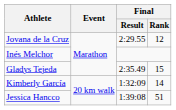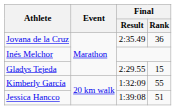(132, 40) 2:29.55 -> (132, 40) 2:35.49
(159, 40) 12 -> (159, 40) 36
(132, 69) 2:35.49 -> (132, 69) 2:29.55
(159, 83) 14 -> (159, 83) 55
